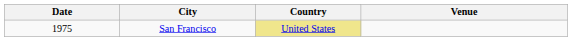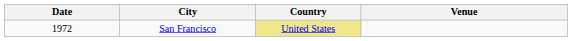(62, 28) 1975 -> (62, 28) 1972
